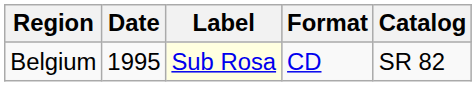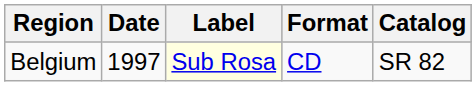(134, 61) 1995 -> (134, 61) 1997
